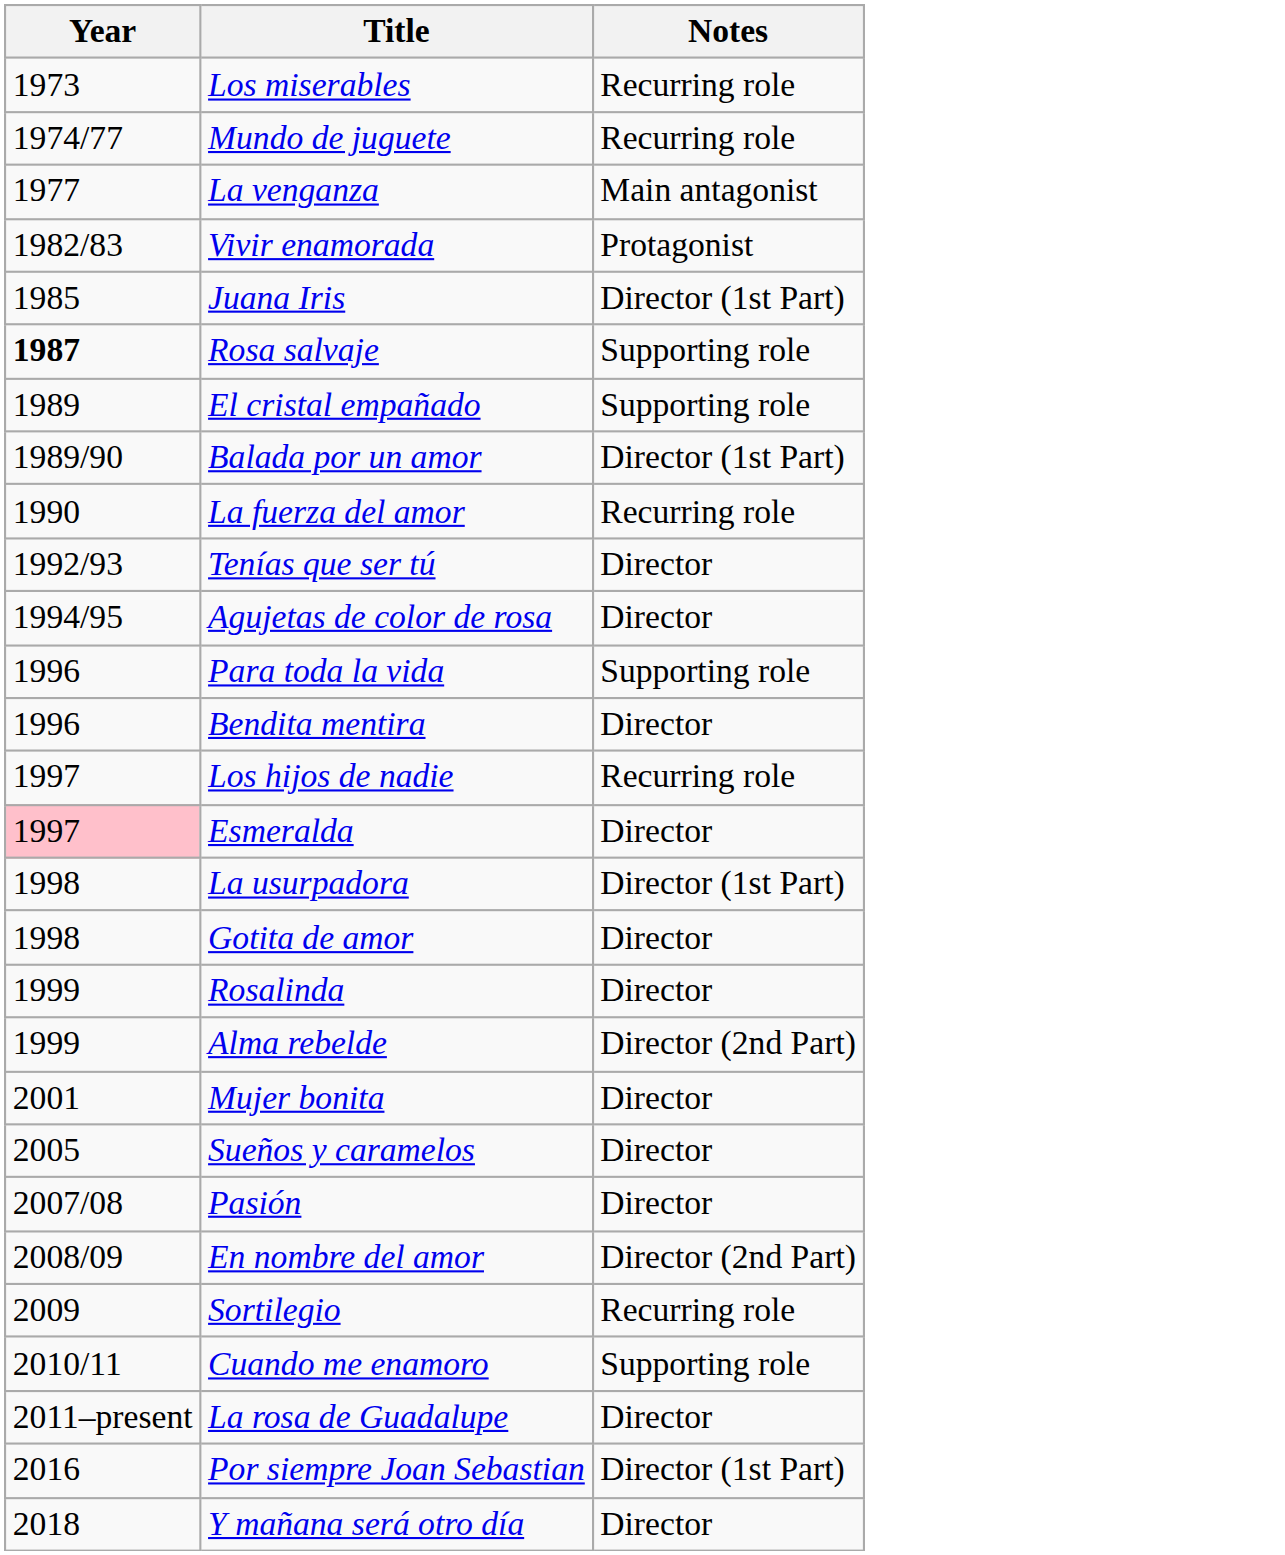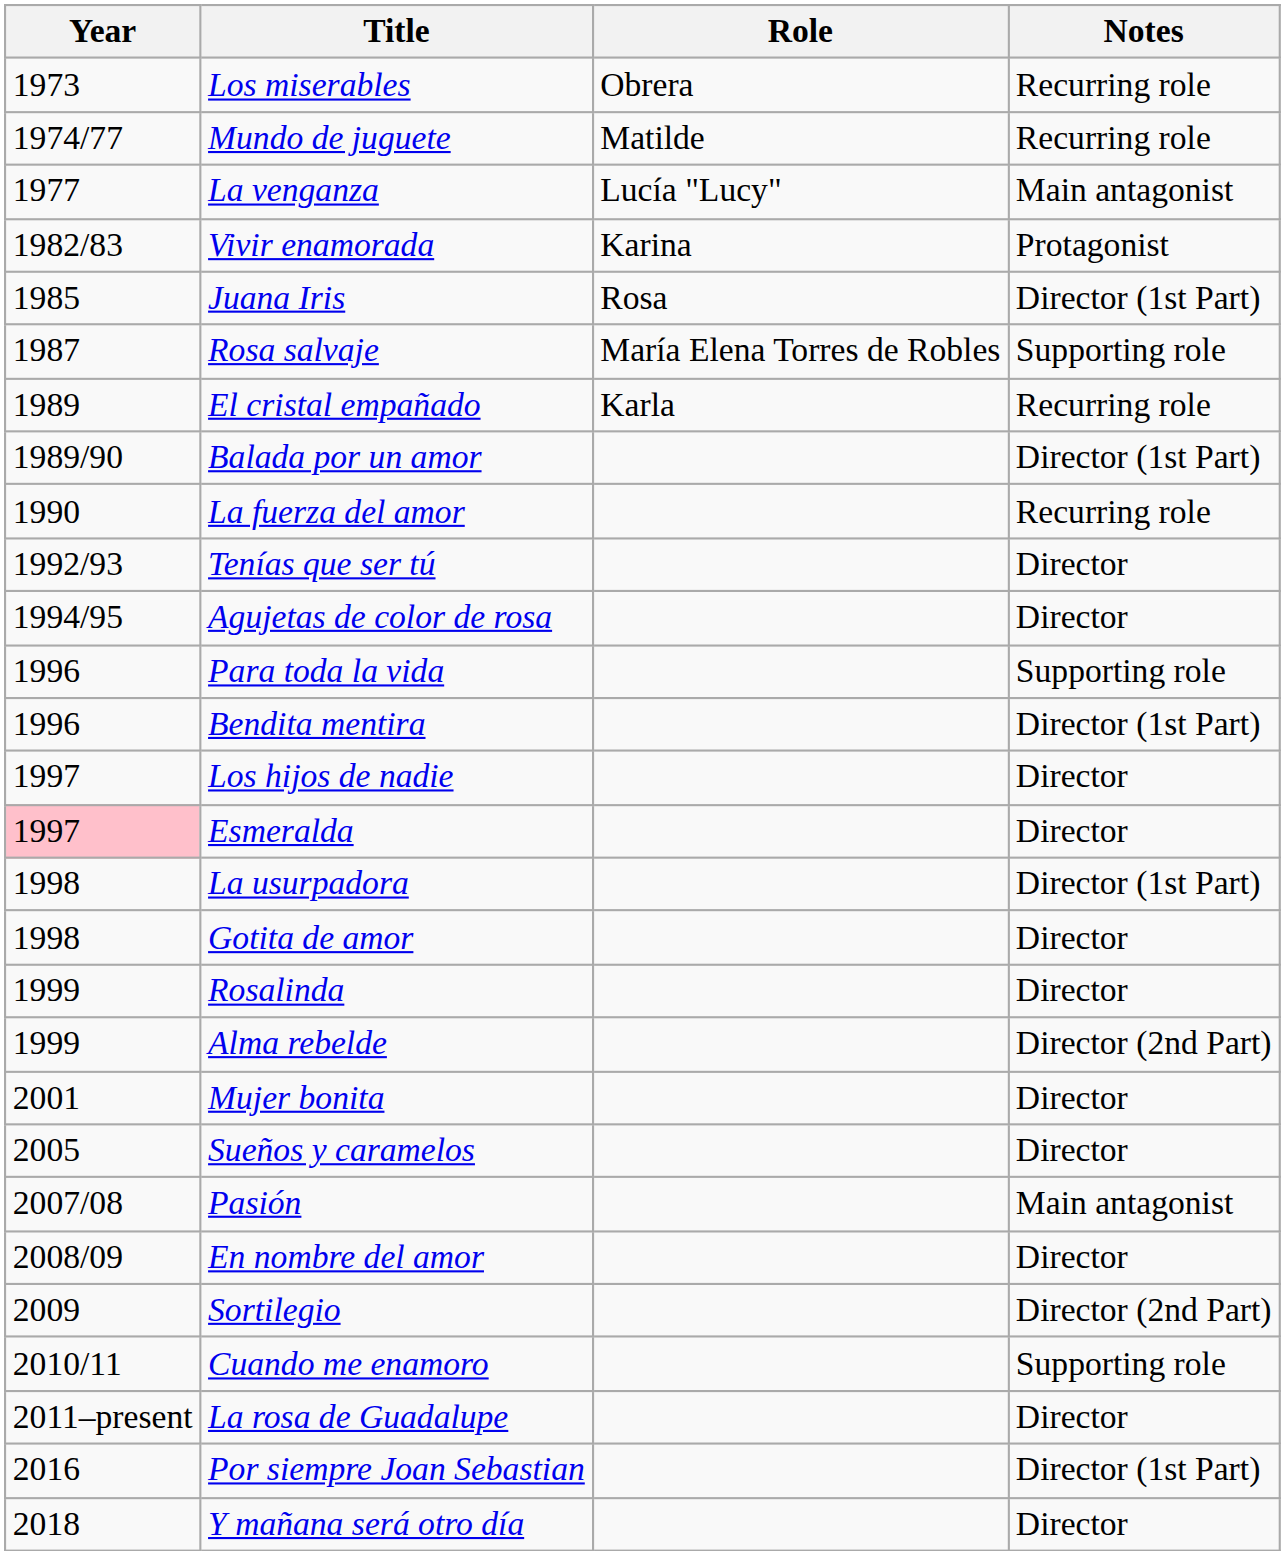+ column: (800, 31)
(46, 350) bold -> (46, 350) normal
(705, 404) Supporting role -> (1113, 404) Recurring role
(656, 723) Director -> (1138, 723) Director (1st Part)
(698, 777) Recurring role -> (1072, 777) Director
(656, 1203) Director -> (1125, 1203) Main antagonist
(728, 1256) Director (2nd Part) -> (1072, 1256) Director
(698, 1310) Recurring role -> (1144, 1310) Director (2nd Part)
